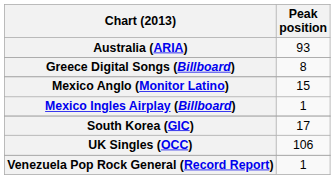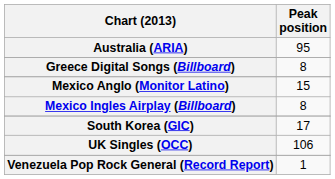(303, 47) 93 -> (303, 47) 95
(303, 106) 1 -> (303, 106) 8
